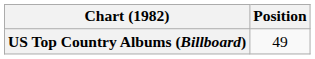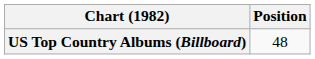(280, 41) 49 -> (280, 41) 48
